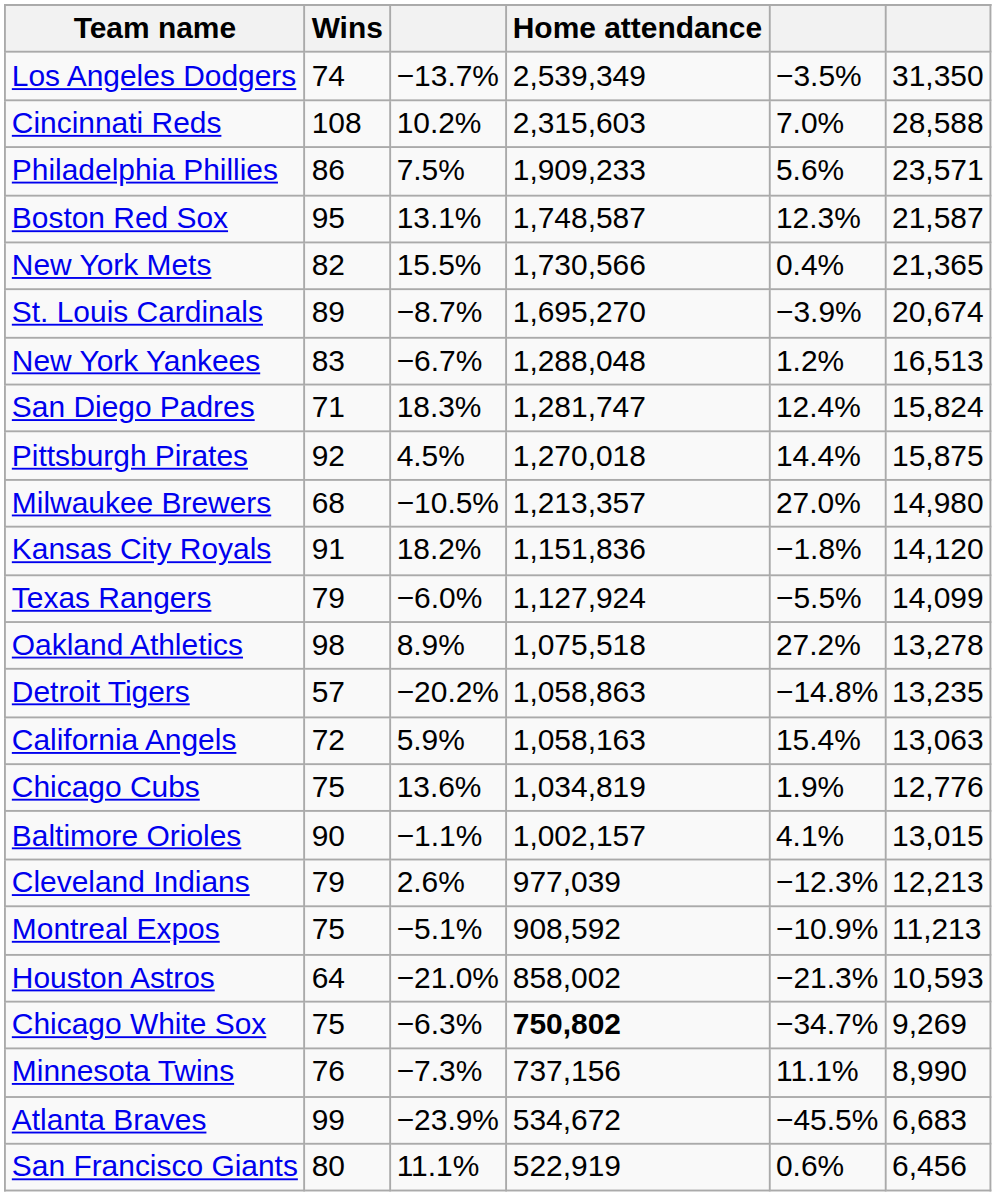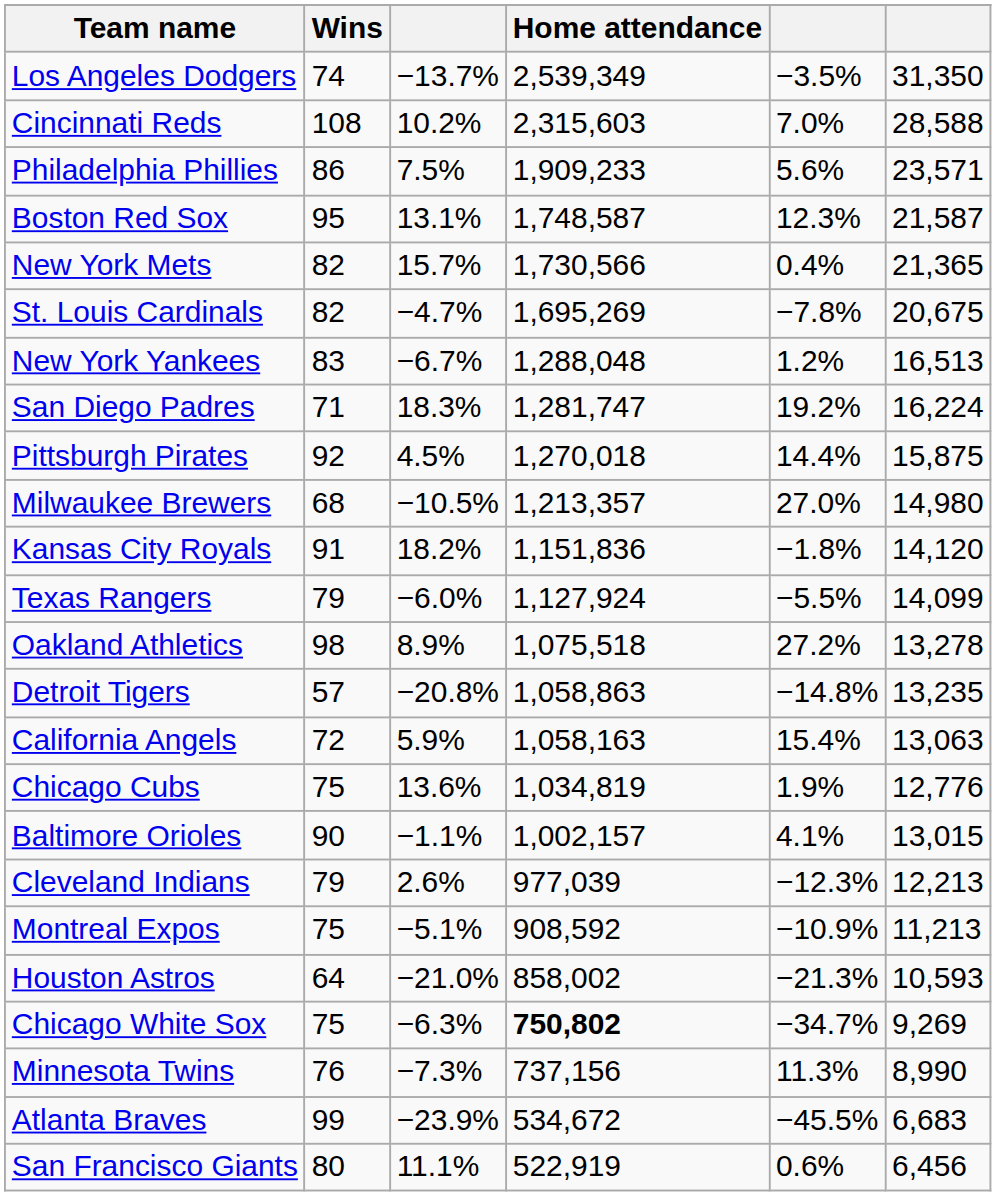(439, 265) 15.5% -> (439, 265) 15.7%
(328, 312) 89 -> (328, 312) 82
(439, 312) −8.7% -> (439, 312) −4.7%
(579, 312) 1,695,270 -> (579, 312) 1,695,269
(819, 312) −3.9% -> (819, 312) −7.8%
(938, 312) 20,674 -> (938, 312) 20,675
(818, 407) 12.4% -> (818, 407) 19.2%
(938, 407) 15,824 -> (938, 407) 16,224
(448, 692) −20.2% -> (448, 692) −20.8%
(817, 1072) 11.1% -> (817, 1072) 11.3%
